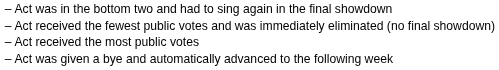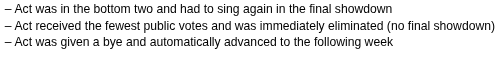- row: (107, 42)
